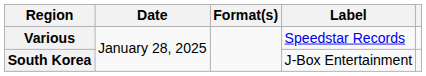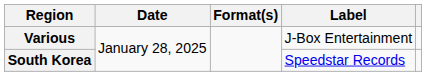(345, 37) Speedstar Records -> (348, 37) J-Box Entertainment
(348, 60) J-Box Entertainment -> (345, 60) Speedstar Records
